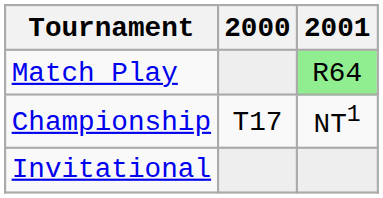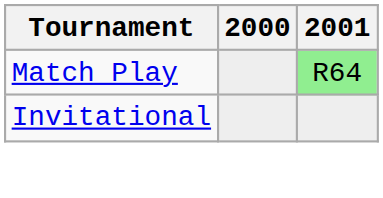- row: (111, 121)
